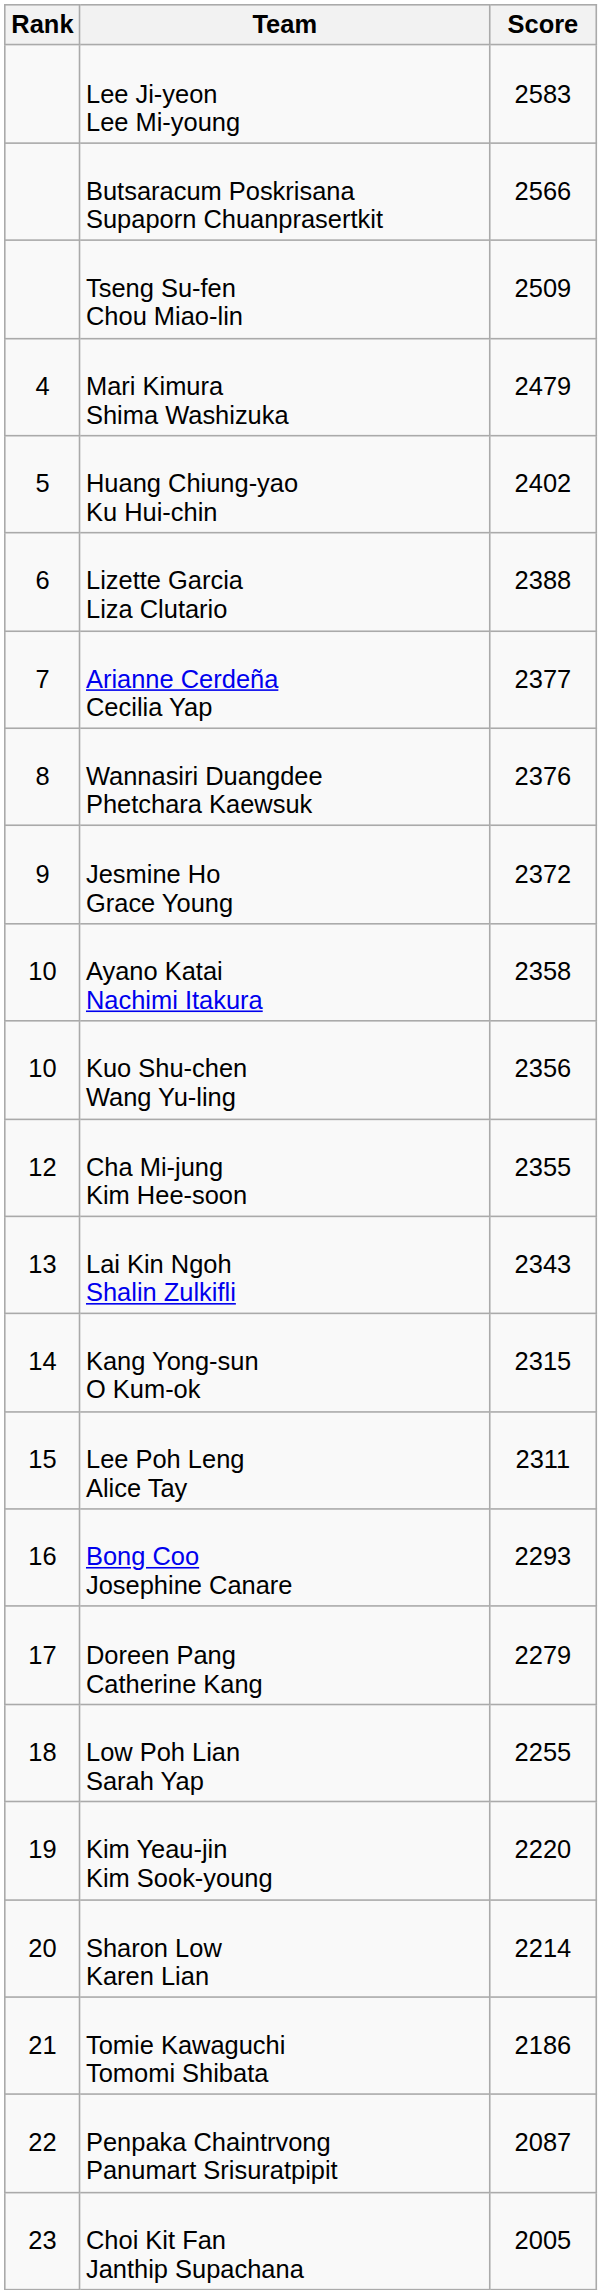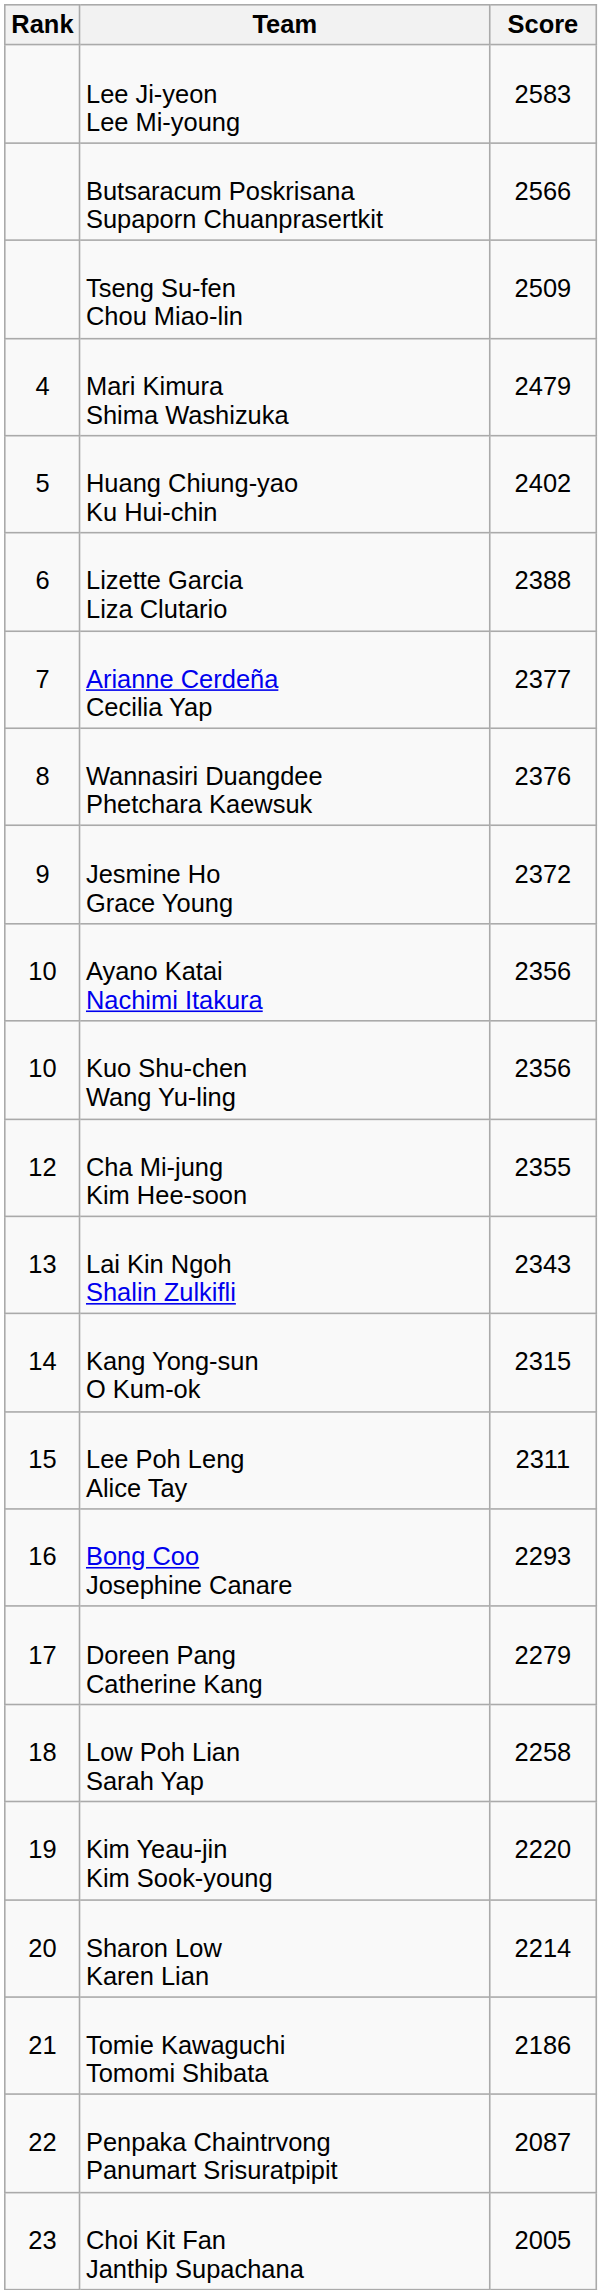(543, 971) 2358 -> (543, 971) 2356
(543, 1752) 2255 -> (543, 1752) 2258
